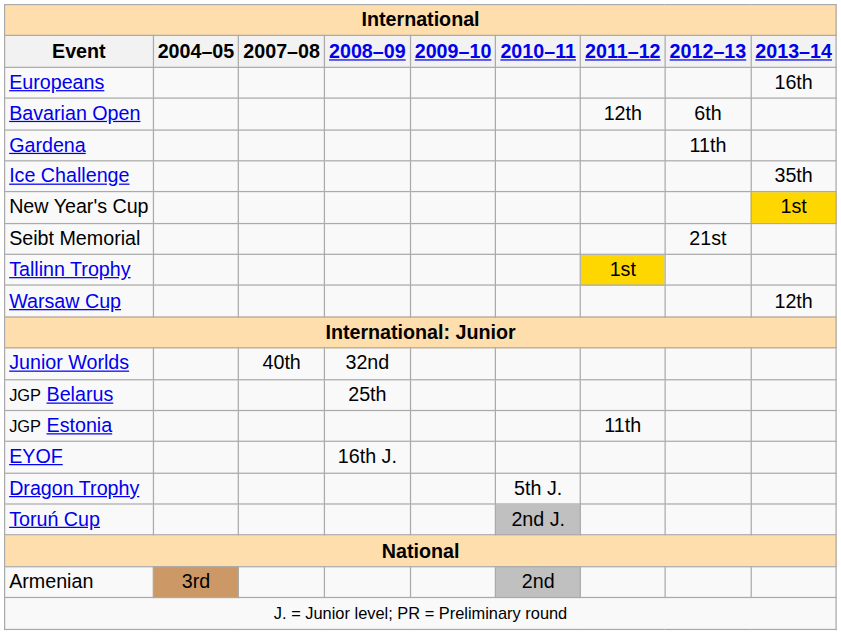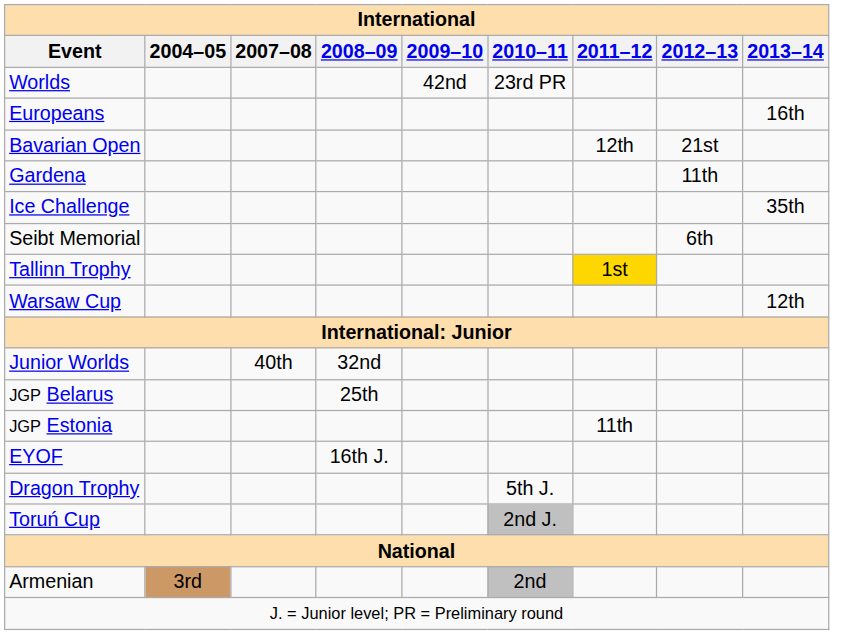+ row: (40, 82)
(708, 113) 6th -> (700, 144) 21st
- row: (79, 207)
(708, 238) 21st -> (700, 238) 6th
